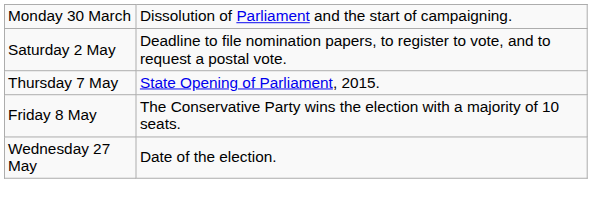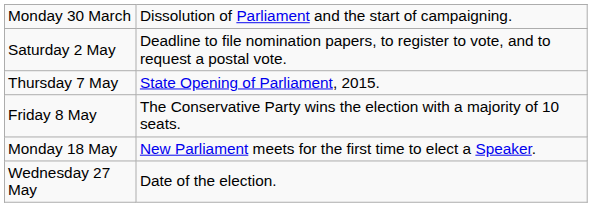+ row: (63, 148)
